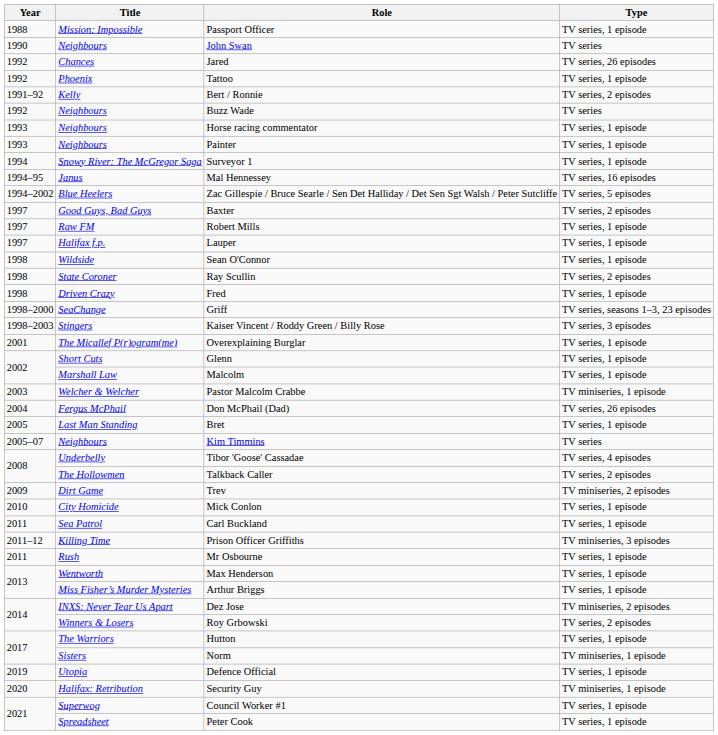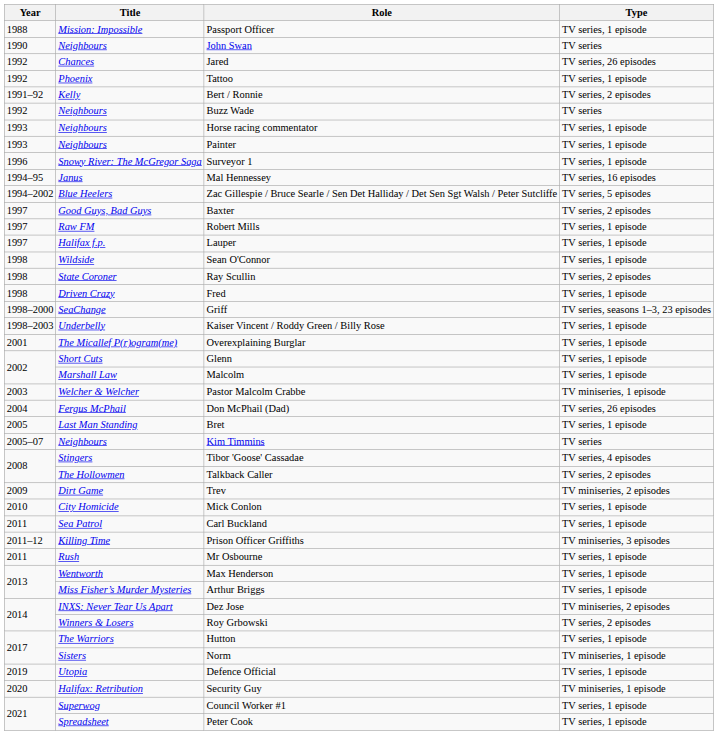(17, 161) 1994 -> (17, 161) 1996
(75, 326) Stingers -> (82, 326) Underbelly
(606, 326) TV series, 3 episodes -> (604, 326) TV series, 1 episode
(82, 458) Underbelly -> (75, 458) Stingers
